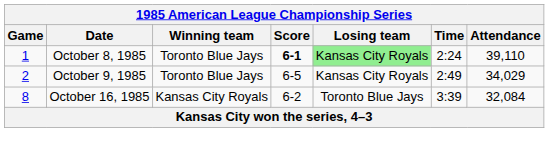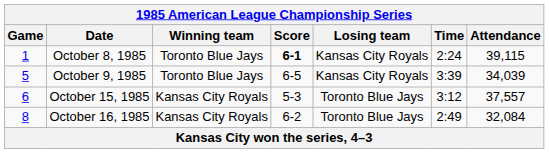(372, 55) lightgreen background -> (372, 55) no background
(505, 55) 39,110 -> (505, 55) 39,115
(25, 76) 2 -> (25, 76) 5
(449, 76) 2:49 -> (449, 76) 3:39
(505, 76) 34,029 -> (505, 76) 34,039
+ row: (99, 96)
(449, 96) 3:39 -> (449, 117) 2:49
